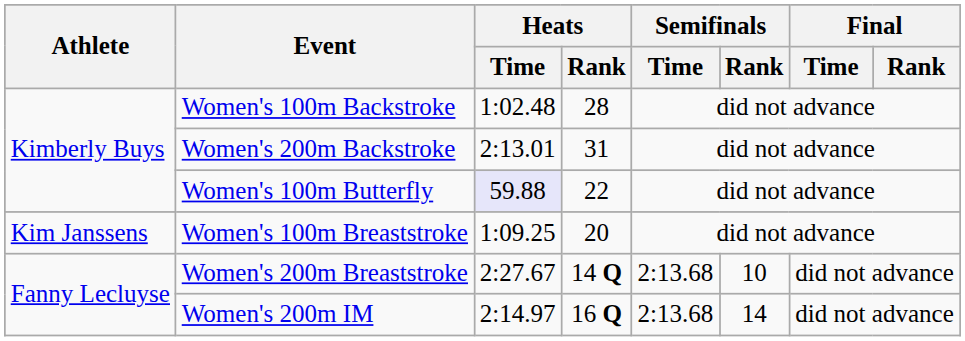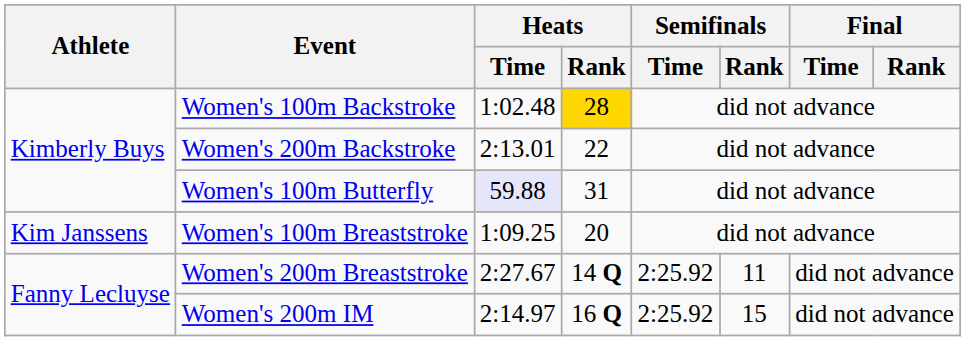(597, 108) no background -> (597, 108) gold background
(597, 149) 31 -> (597, 149) 22
(597, 190) 22 -> (597, 190) 31
(675, 273) 2:13.68 -> (675, 273) 2:25.92
(754, 273) 10 -> (754, 273) 11
(675, 314) 2:13.68 -> (675, 314) 2:25.92
(754, 314) 14 -> (754, 314) 15
